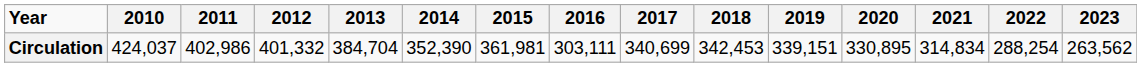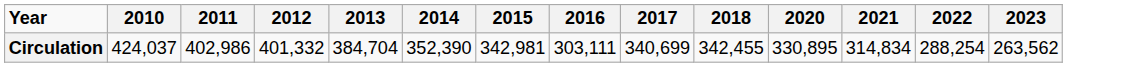- column: (805, 18)
(513, 47) 361,981 -> (513, 47) 342,981
(731, 47) 342,453 -> (731, 47) 342,455
